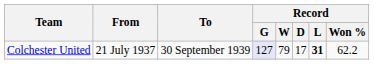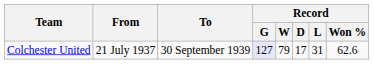(318, 50) bold -> (318, 50) normal
(347, 50) 62.2 -> (347, 50) 62.6
